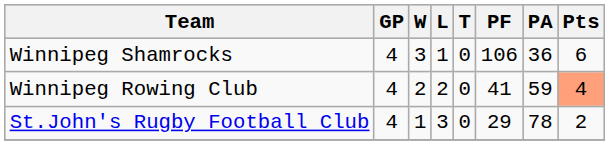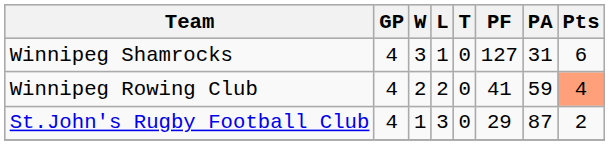(499, 55) 106 -> (499, 55) 127
(540, 55) 36 -> (540, 55) 31
(540, 123) 78 -> (540, 123) 87
